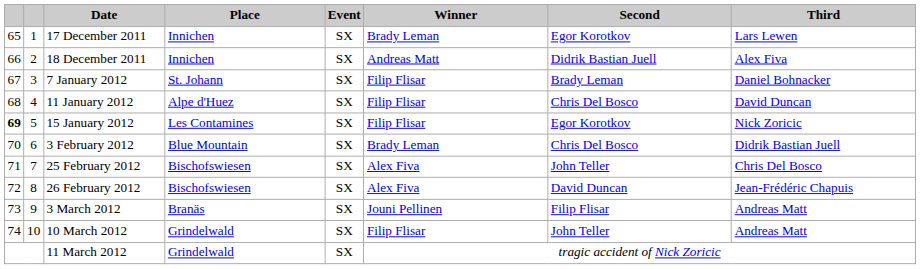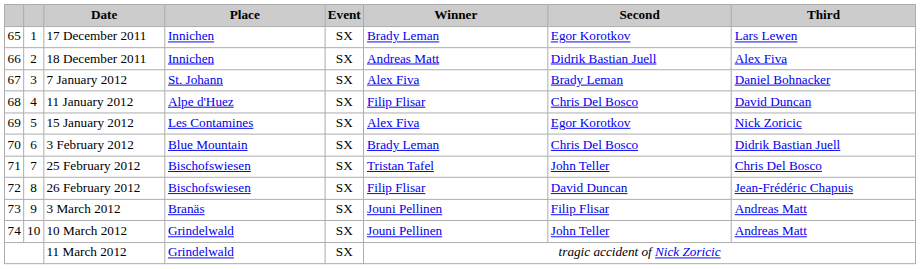(396, 79) Filip Flisar -> (393, 79) Alex Fiva
(14, 123) bold -> (14, 123) normal
(396, 123) Filip Flisar -> (393, 123) Alex Fiva
(393, 166) Alex Fiva -> (400, 166) Tristan Tafel
(393, 187) Alex Fiva -> (396, 187) Filip Flisar
(396, 231) Filip Flisar -> (405, 231) Jouni Pellinen
